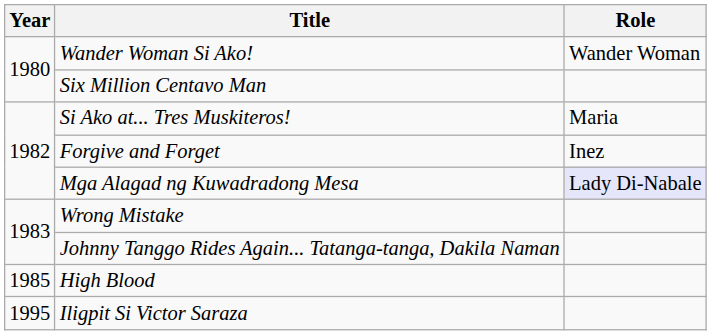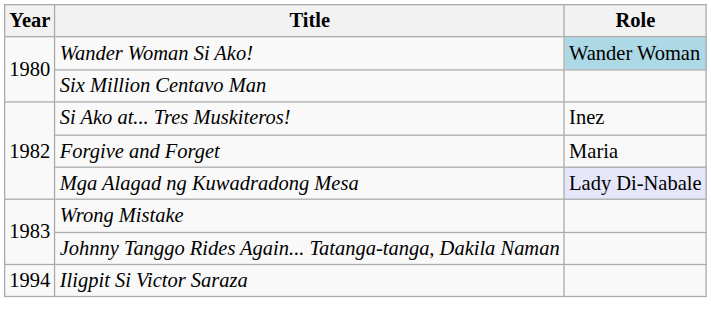(635, 53) no background -> (635, 53) lightblue background
(594, 118) Maria -> (587, 118) Inez
(587, 150) Inez -> (594, 150) Maria
- row: (107, 280)
(30, 313) 1995 -> (30, 280) 1994
